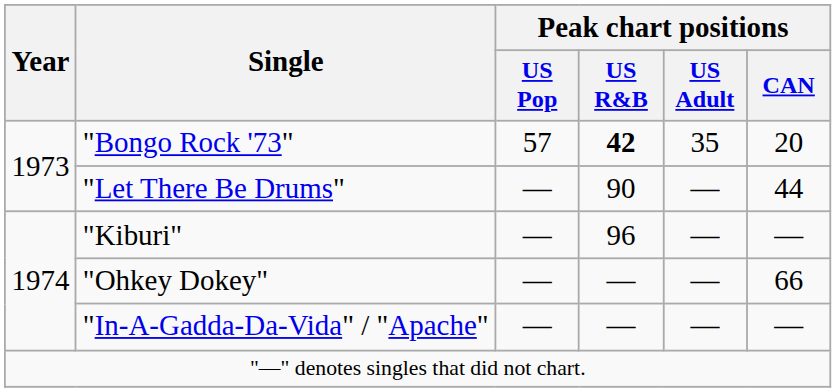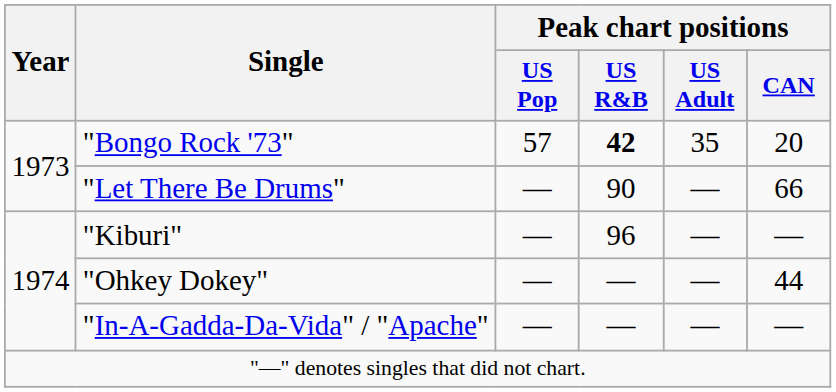(789, 188) 44 -> (789, 188) 66
(789, 280) 66 -> (789, 280) 44
